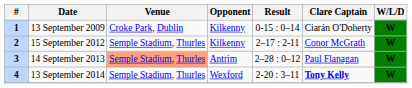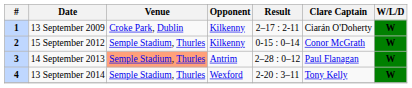(278, 28) 0-15 : 0–14 -> (278, 28) 2–17 : 2-11
(278, 44) 2–17 : 2-11 -> (278, 44) 0-15 : 0–14
(327, 75) bold -> (326, 75) normal
